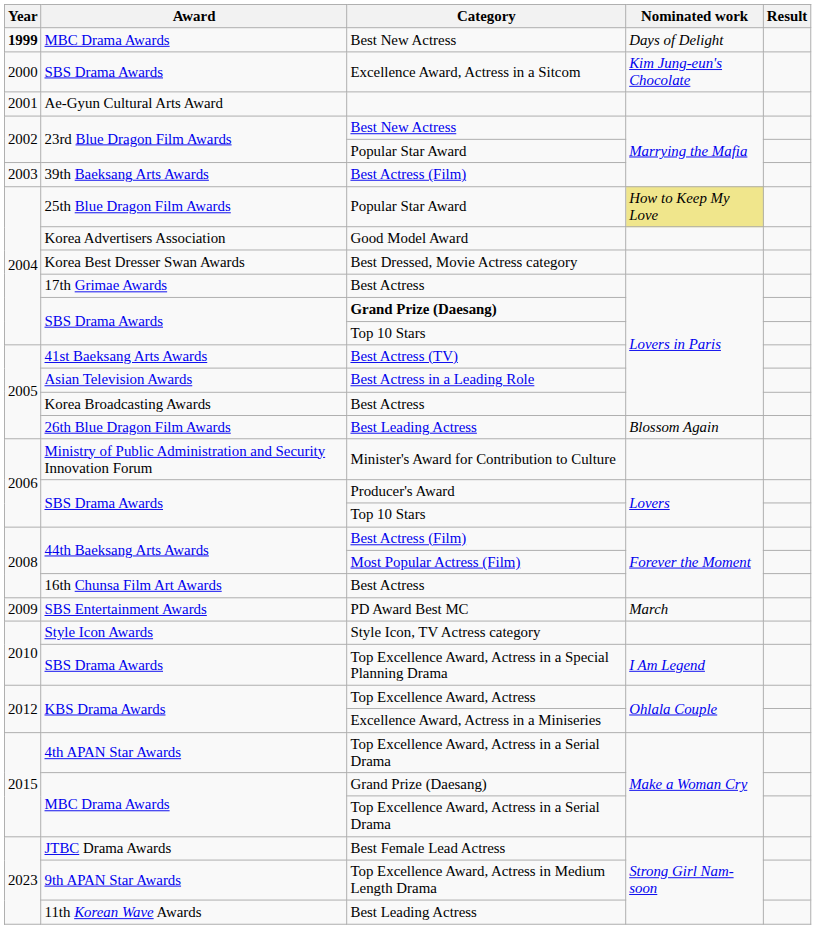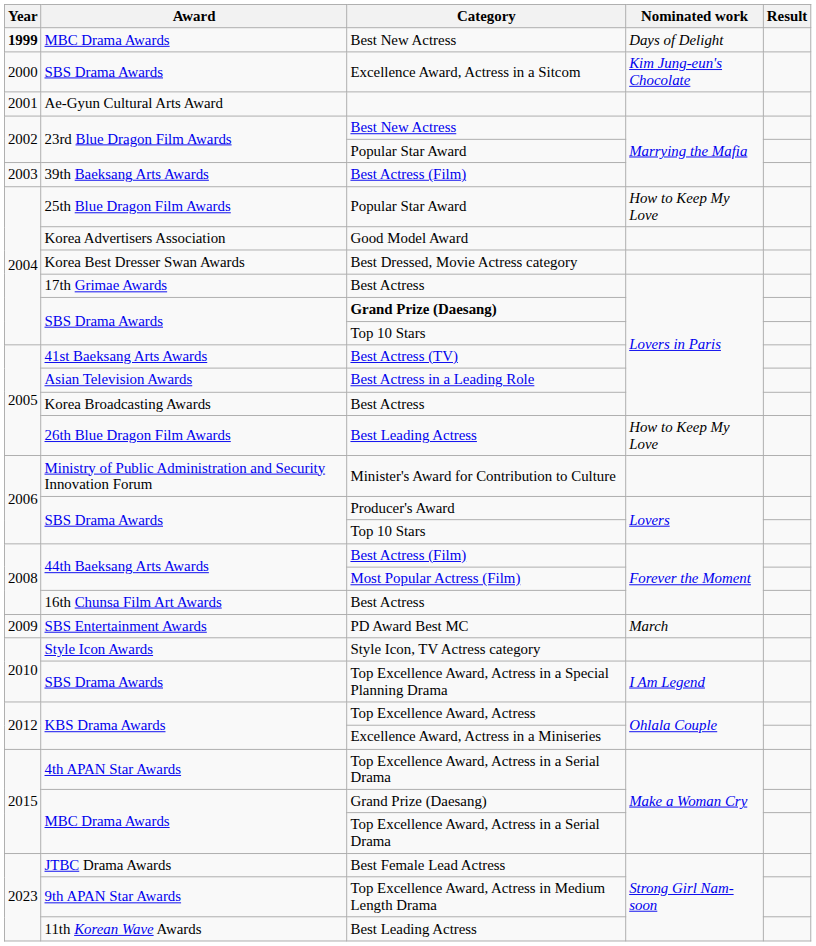(679, 206) khaki background -> (679, 206) no background
(674, 427) Blossom Again -> (679, 435) How to Keep My Love
